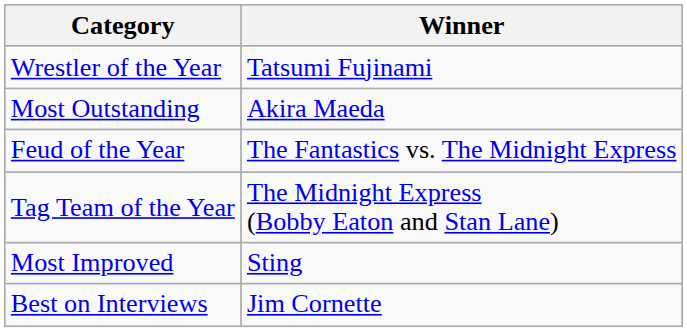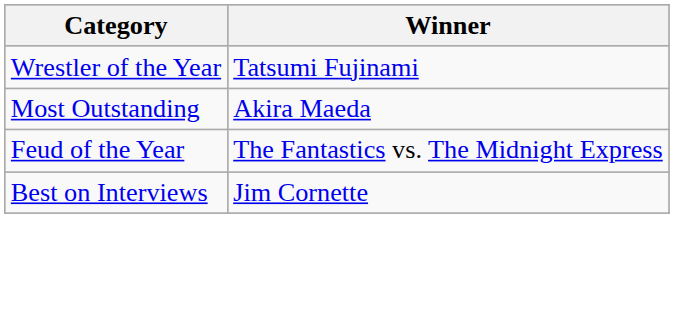- row: (123, 206)
- row: (92, 262)
